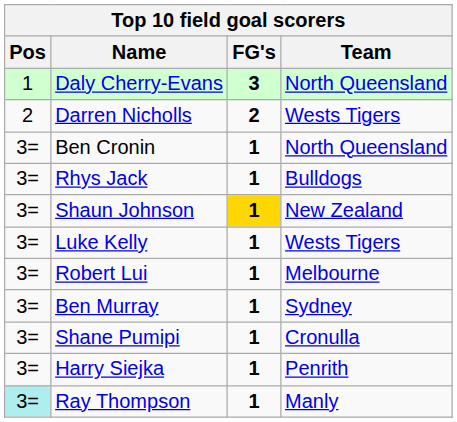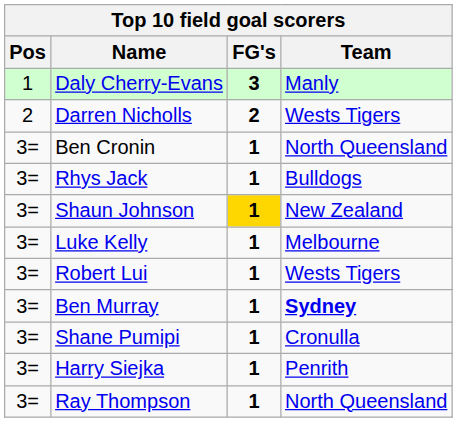(366, 83) North Queensland -> (312, 83) Manly
(343, 242) Wests Tigers -> (332, 242) Melbourne
(332, 274) Melbourne -> (343, 274) Wests Tigers
(318, 305) normal -> (321, 305) bold
(28, 400) paleturquoise background -> (28, 400) no background
(312, 400) Manly -> (366, 400) North Queensland
